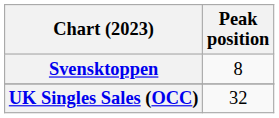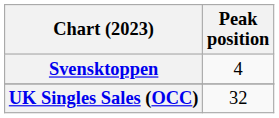(238, 68) 8 -> (238, 68) 4
